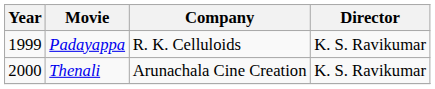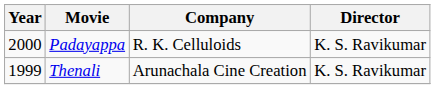(25, 44) 1999 -> (25, 44) 2000
(25, 70) 2000 -> (25, 70) 1999
